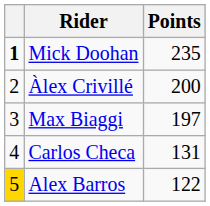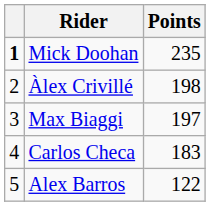(186, 86) 200 -> (186, 86) 198
(186, 152) 131 -> (186, 152) 183
(14, 185) gold background -> (14, 185) no background
